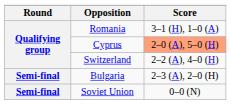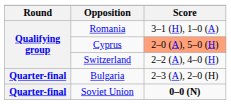(38, 76) Semi-final -> (38, 76) Quarter-final
(38, 91) Semi-final -> (38, 91) Quarter-final
(185, 91) normal -> (185, 91) bold
